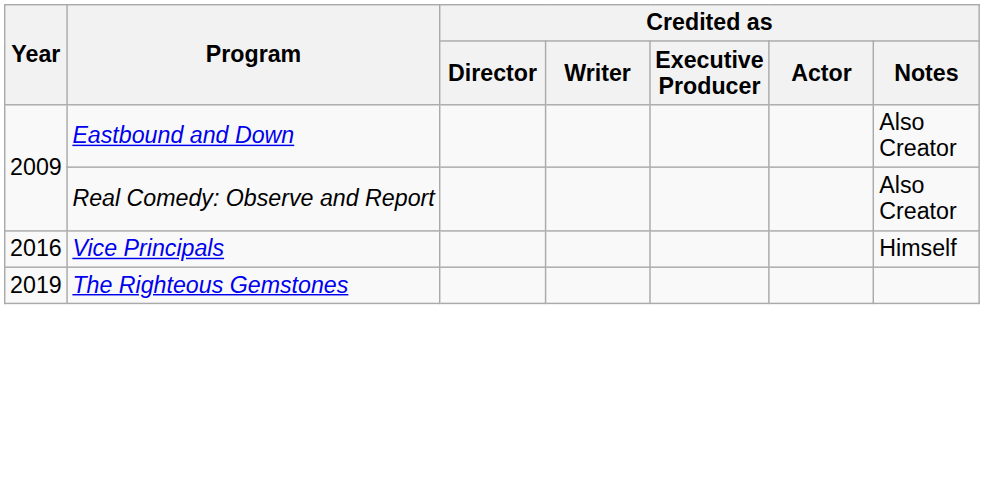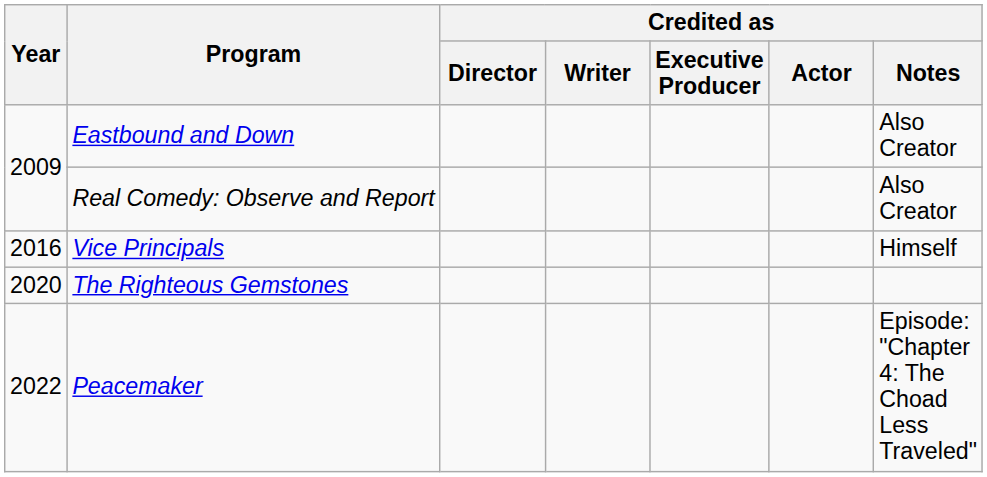(36, 285) 2019 -> (36, 285) 2020
+ row: (138, 387)
